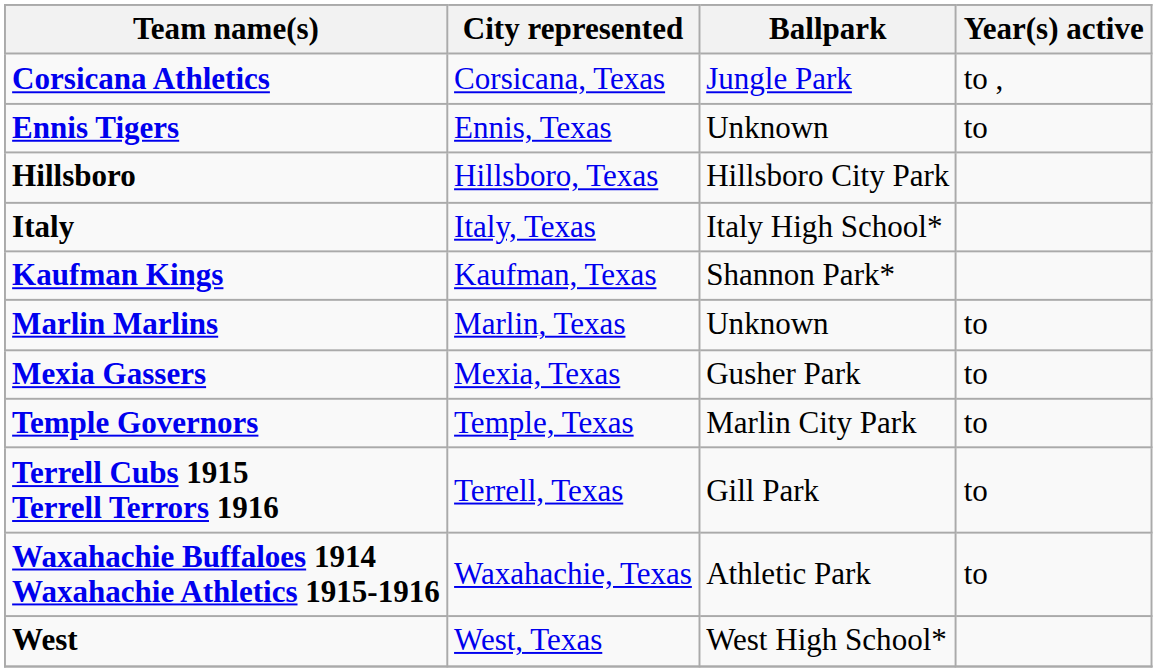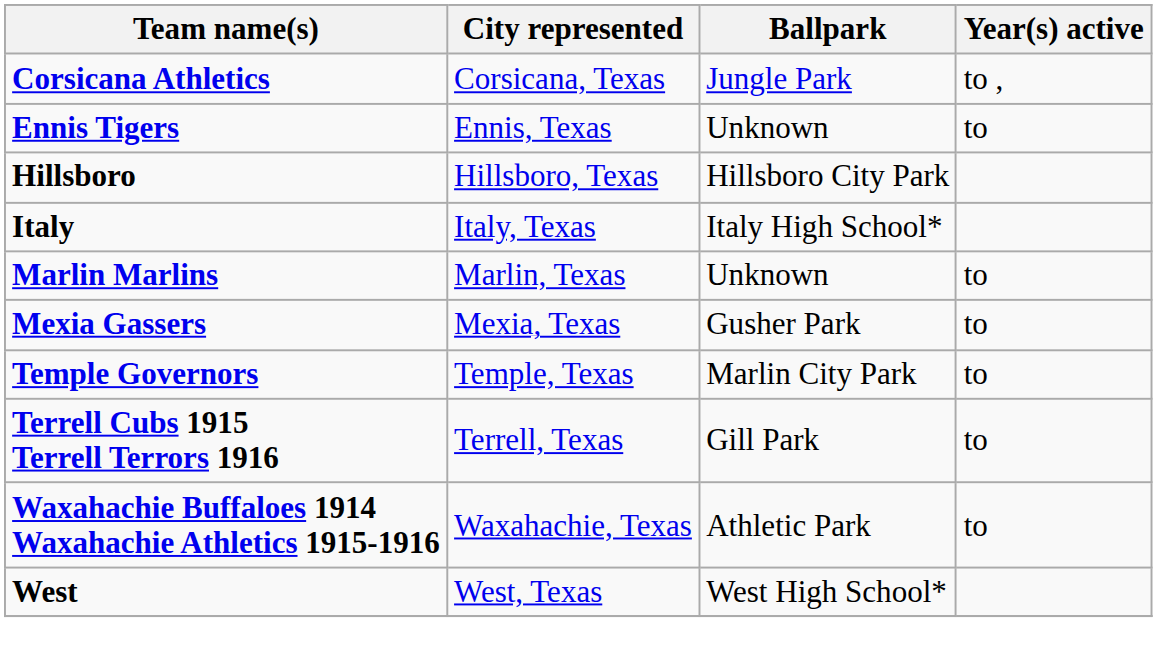- row: (118, 275)
